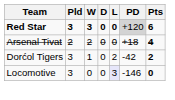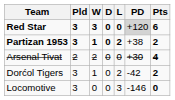+ row: (37, 42)
(130, 42) +18 -> (135, 57) +30
(114, 73) lavender background -> (119, 88) no background
